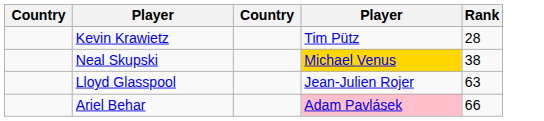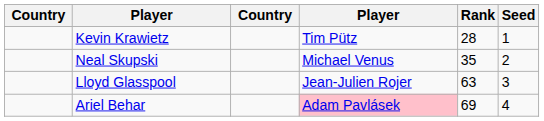+ column: (519, 15)
(350, 60) gold background -> (348, 60) no background
(473, 60) 38 -> (469, 60) 35
(473, 104) 66 -> (469, 104) 69
